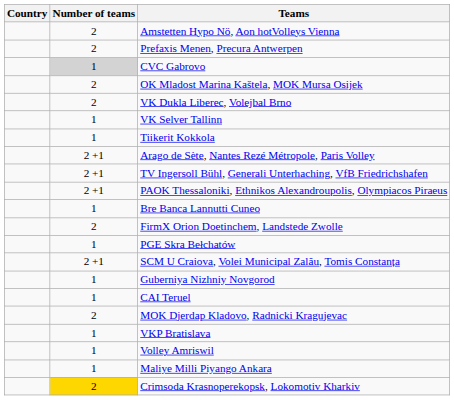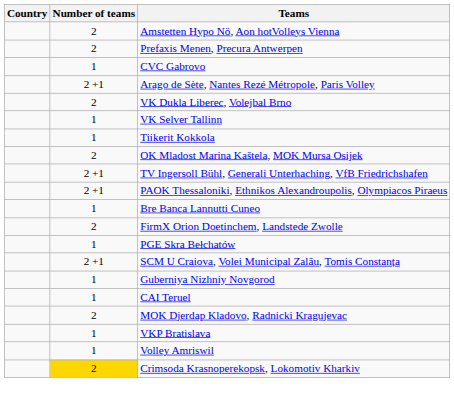(94, 66) lightgrey background -> (94, 66) no background
rows swapped: (251, 84) <-> (257, 155)
- row: (206, 368)
